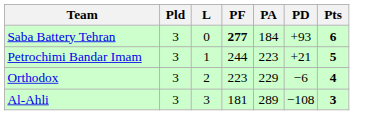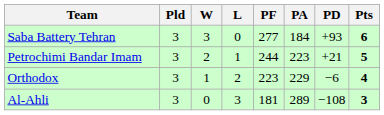+ column: (206, 15)
(237, 36) bold -> (269, 36) normal
